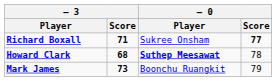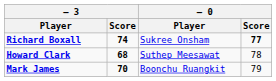(123, 40) 71 -> (123, 40) 74
(180, 55) bold -> (180, 55) normal
(123, 69) 73 -> (123, 69) 70
